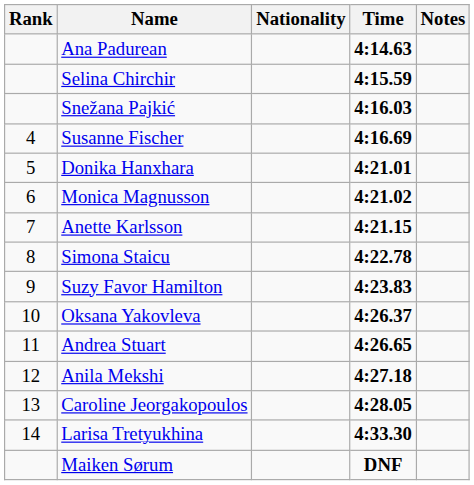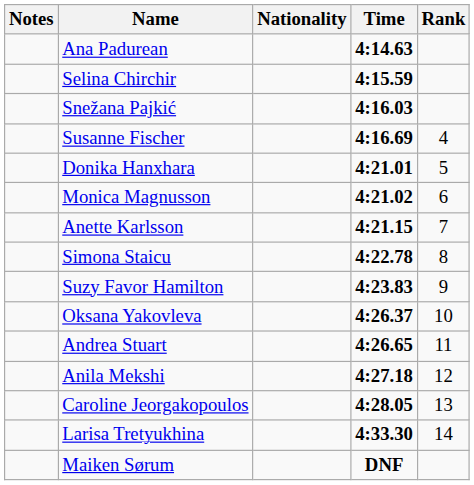columns swapped: (31, 19) <-> (443, 19)
